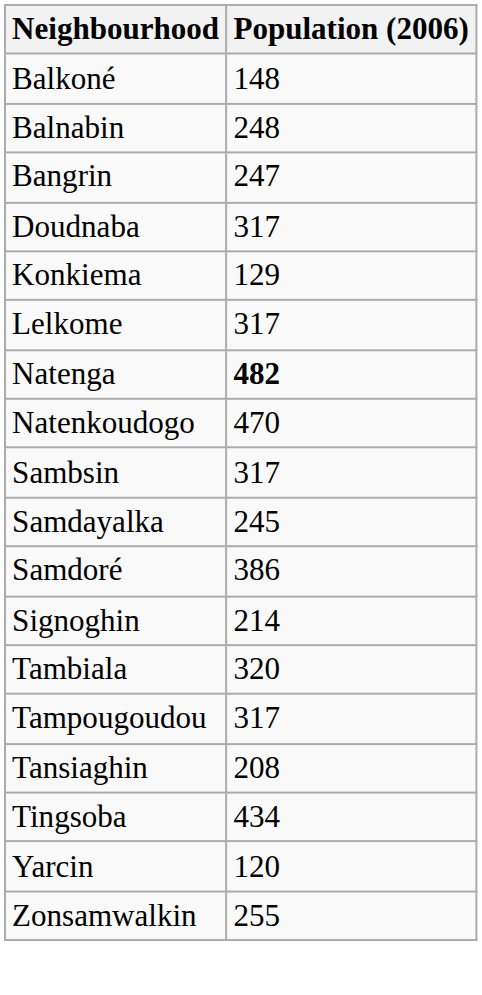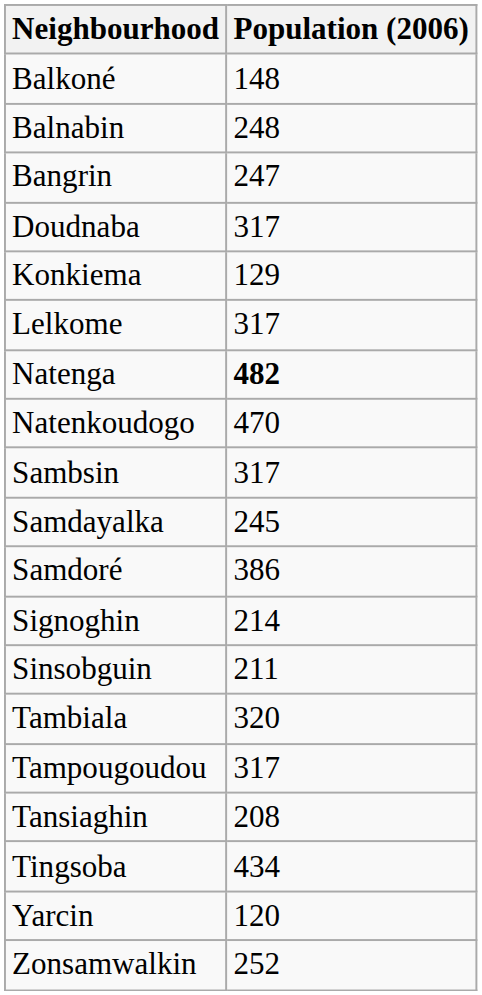+ row: (82, 669)
(257, 915) 255 -> (257, 964) 252
